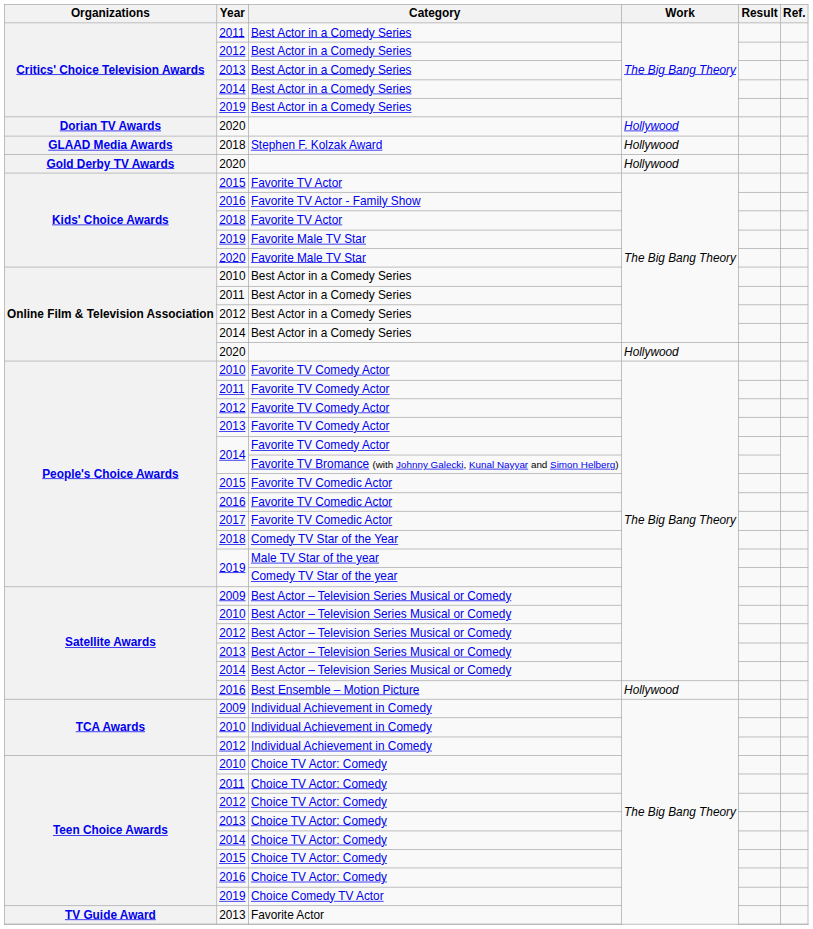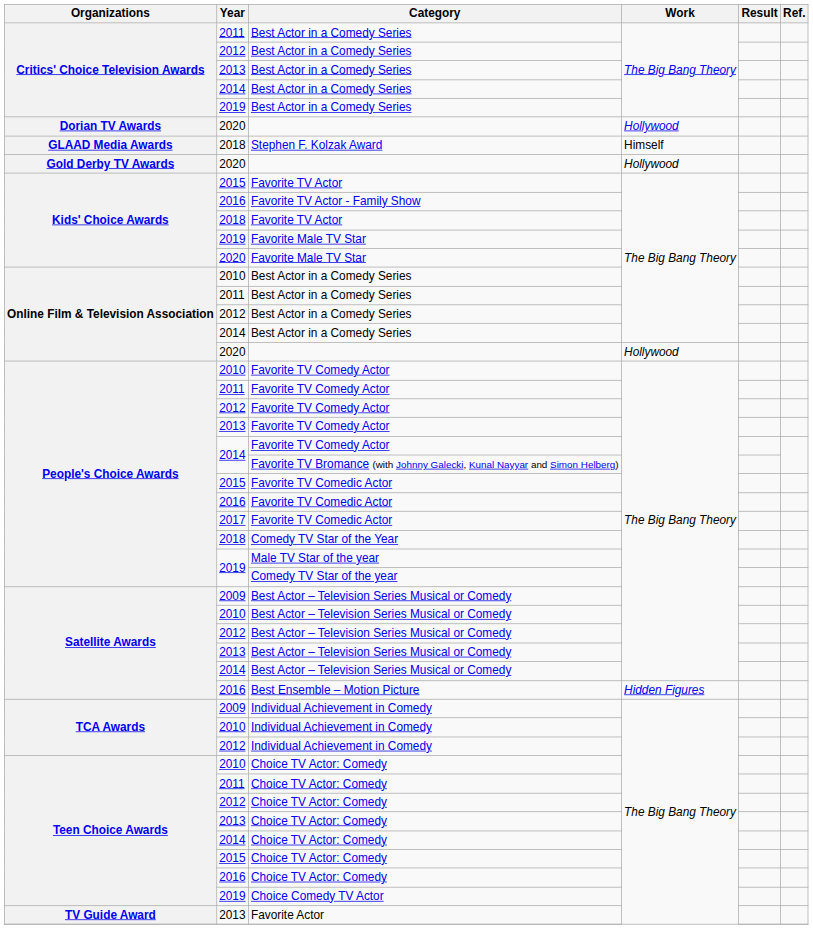(651, 145) Hollywood -> (644, 145) Himself
(651, 689) Hollywood -> (664, 689) Hidden Figures
